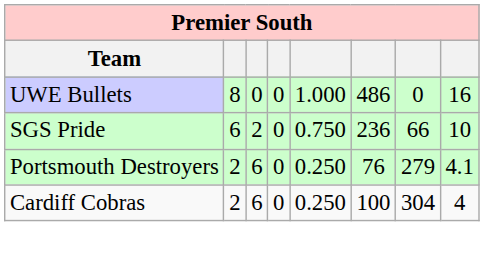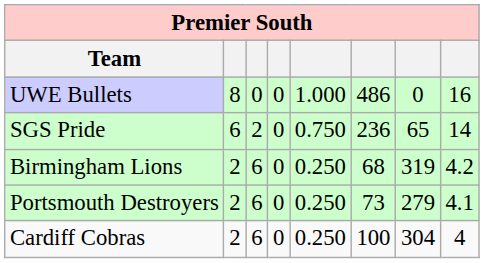(418, 130) 66 -> (418, 130) 65
(460, 130) 10 -> (460, 130) 14
+ row: (96, 166)
(373, 166) 76 -> (373, 202) 73
